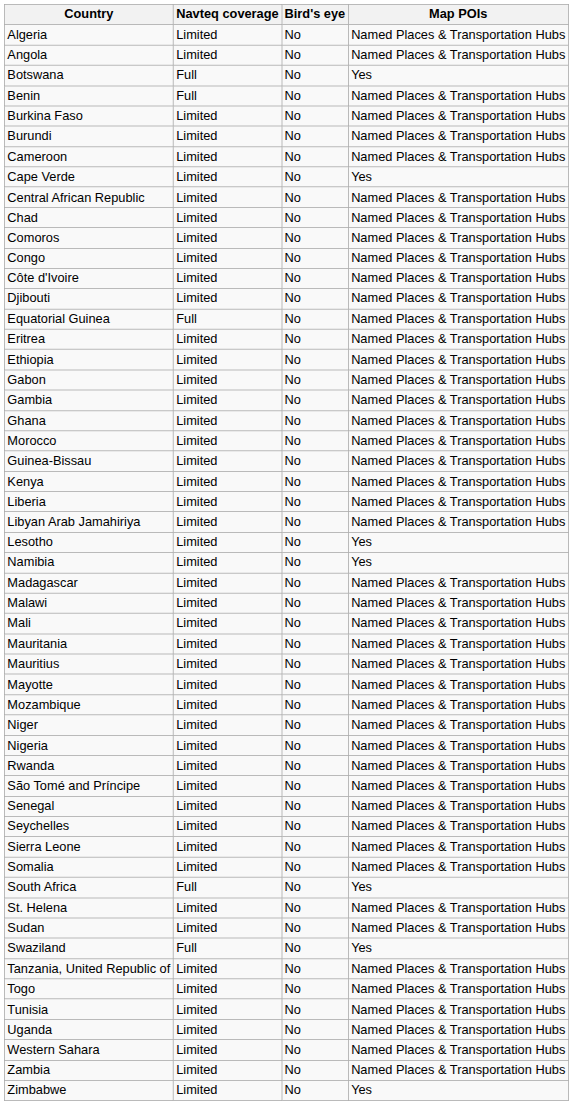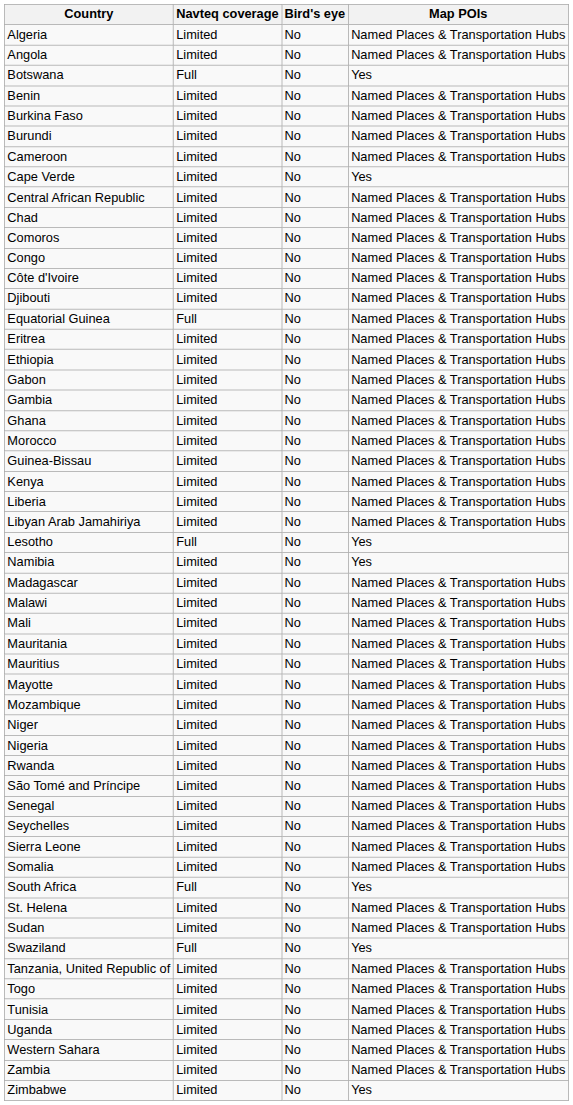(187, 95) Full -> (197, 95) Limited
(197, 542) Limited -> (187, 542) Full
